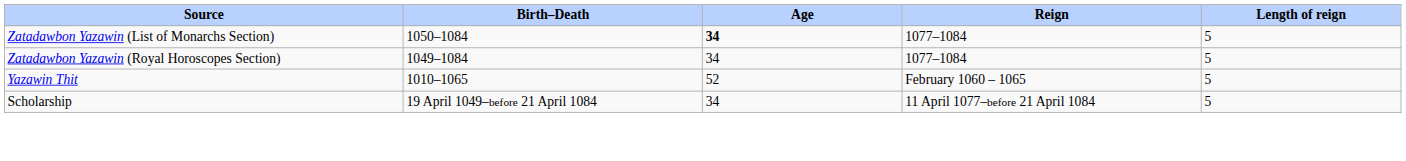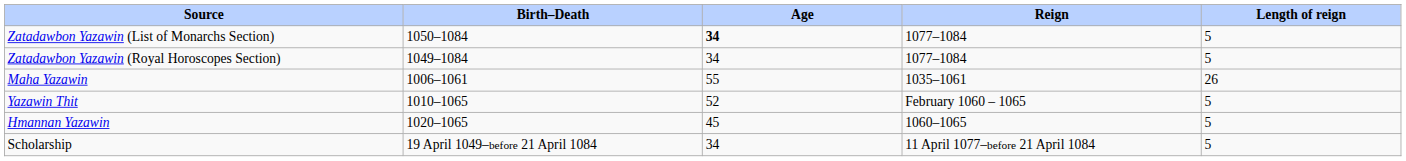+ row: (48, 79)
+ row: (59, 123)
